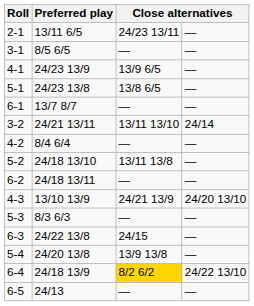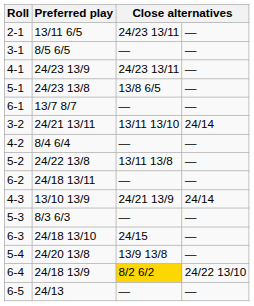(140, 69) 13/9 6/5 -> (149, 69) 24/23 13/11
(65, 161) 24/18 13/10 -> (62, 161) 24/22 13/8
(216, 198) 24/20 13/10 -> (199, 198) 24/14
(62, 236) 24/22 13/8 -> (65, 236) 24/18 13/10
